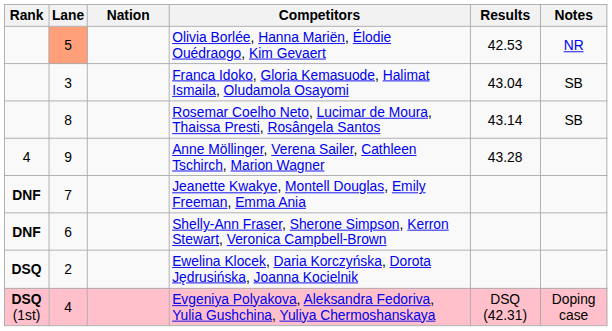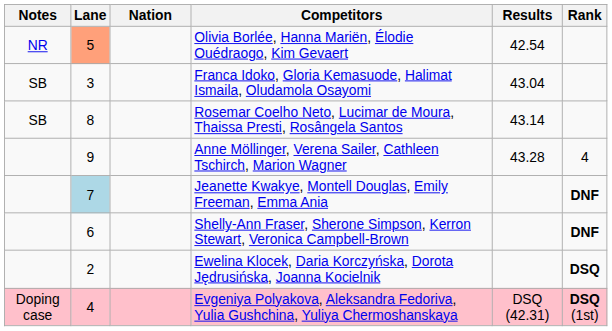columns swapped: (27, 16) <-> (574, 16)
(505, 45) 42.53 -> (527, 45) 42.54
(68, 195) no background -> (90, 195) lightblue background
